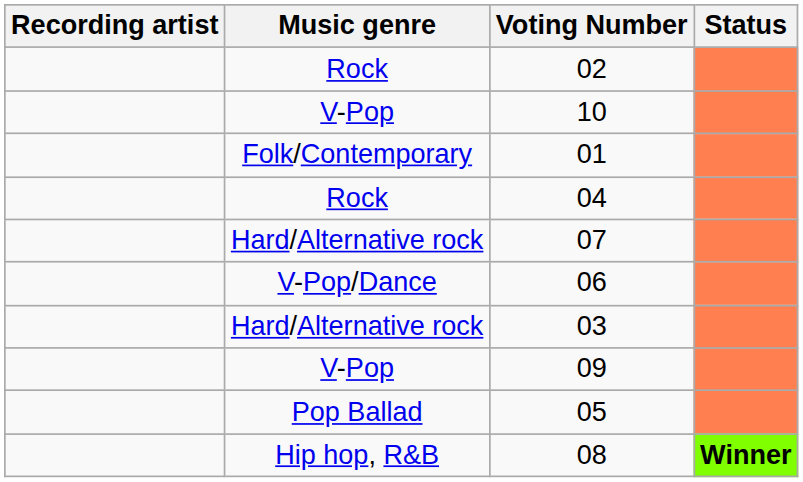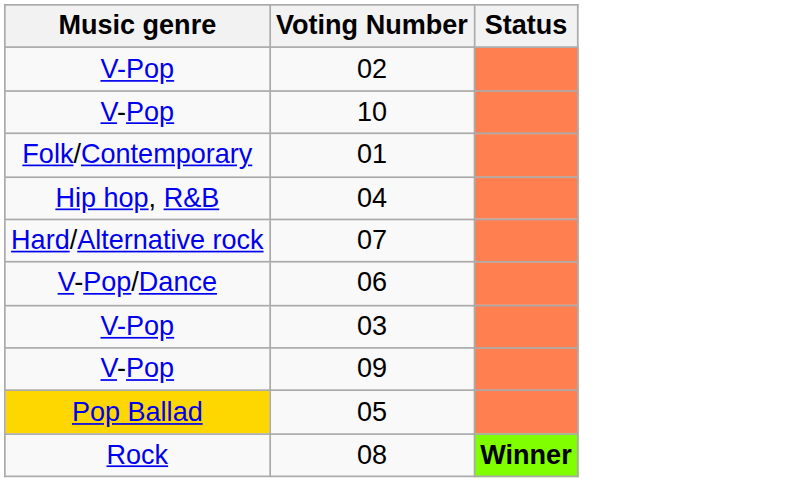- column: (115, 25)
(357, 68) Rock -> (137, 68) V-Pop
(357, 197) Rock -> (137, 197) Hip hop, R&B
(357, 326) Hard/Alternative rock -> (137, 326) V-Pop
(357, 411) no background -> (137, 411) gold background
(357, 454) Hip hop, R&B -> (137, 454) Rock
